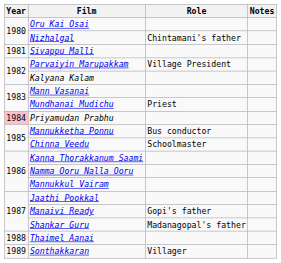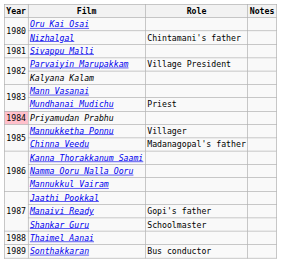(179, 131) Bus conductor -> (167, 131) Villager
(177, 144) Schoolmaster -> (197, 144) Madanagopal's father
(197, 225) Madanagopal's father -> (177, 225) Schoolmaster
(167, 251) Villager -> (179, 251) Bus conductor
